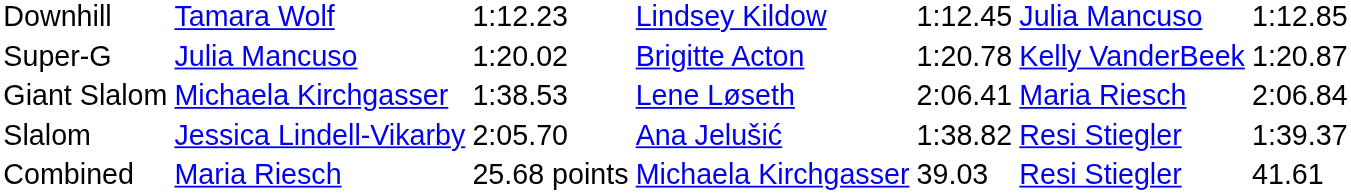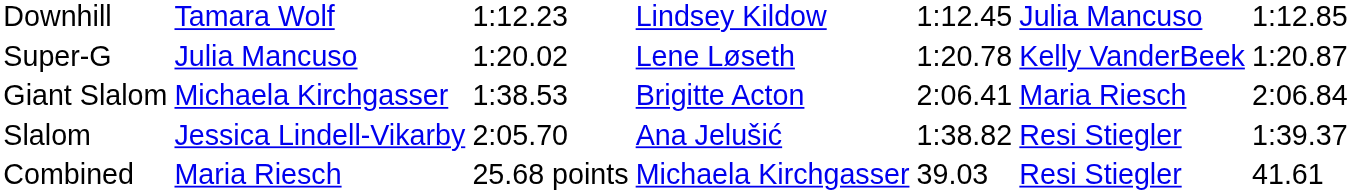(720, 56) Brigitte Acton -> (715, 56) Lene Løseth
(715, 95) Lene Løseth -> (720, 95) Brigitte Acton
